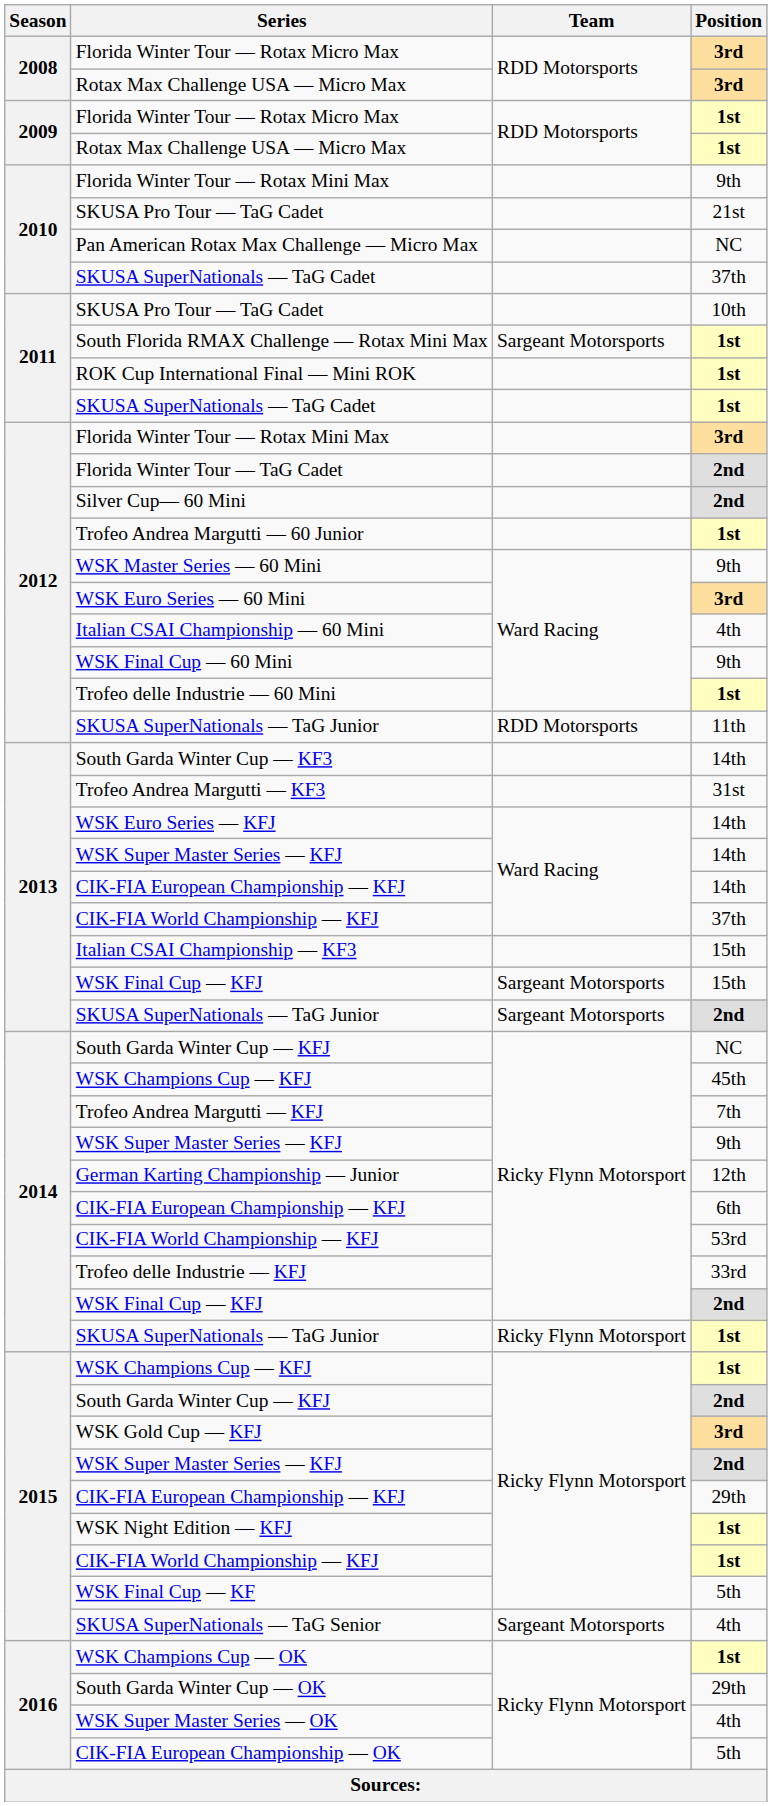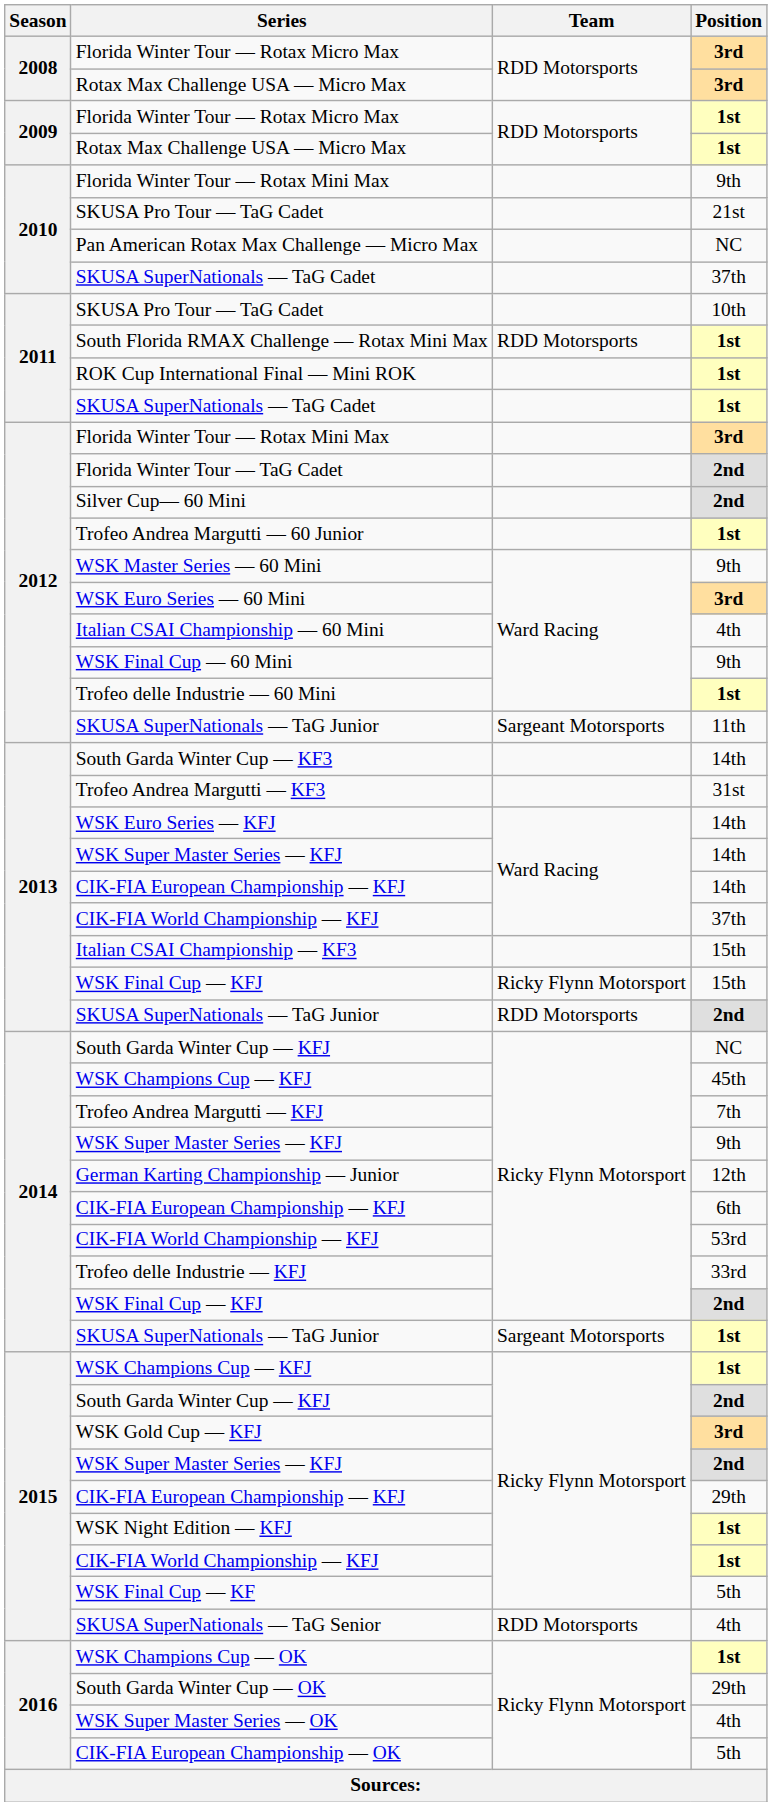(581, 340) Sargeant Motorsports -> (567, 340) RDD Motorsports
(567, 726) RDD Motorsports -> (581, 726) Sargeant Motorsports
(581, 982) Sargeant Motorsports -> (591, 982) Ricky Flynn Motorsport
(581, 1014) Sargeant Motorsports -> (567, 1014) RDD Motorsports
(591, 1335) Ricky Flynn Motorsport -> (581, 1335) Sargeant Motorsports
(581, 1624) Sargeant Motorsports -> (567, 1624) RDD Motorsports
